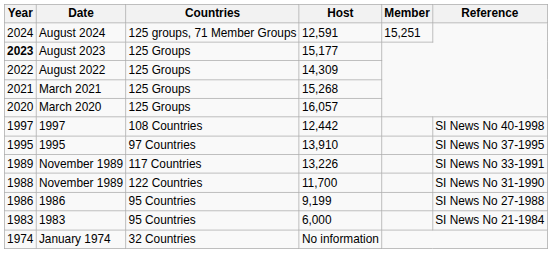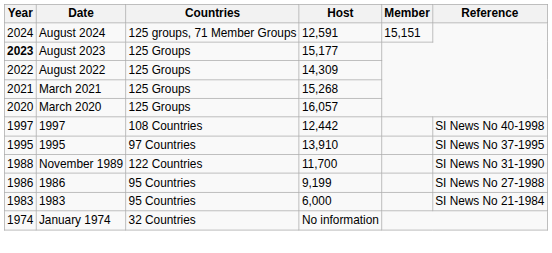(402, 32) 15,251 -> (402, 32) 15,151
- row: (81, 164)
